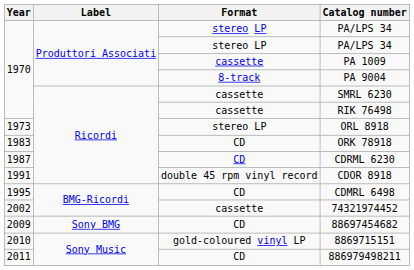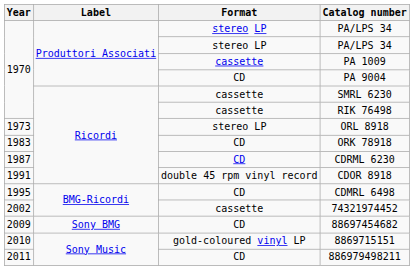(239, 78) 8-track -> (239, 78) CD
